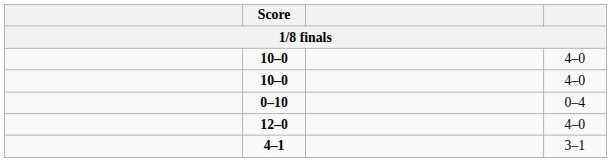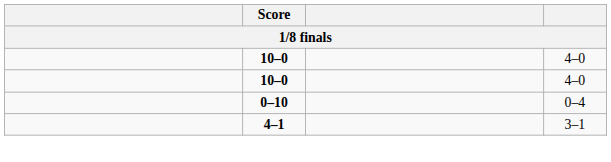- row: (274, 124)
